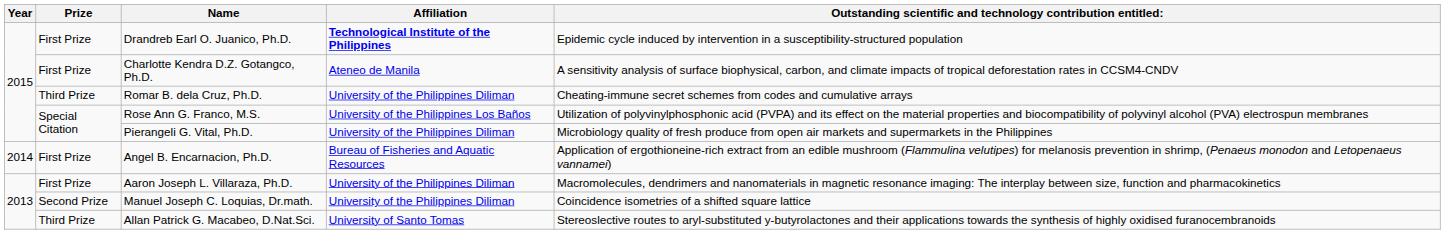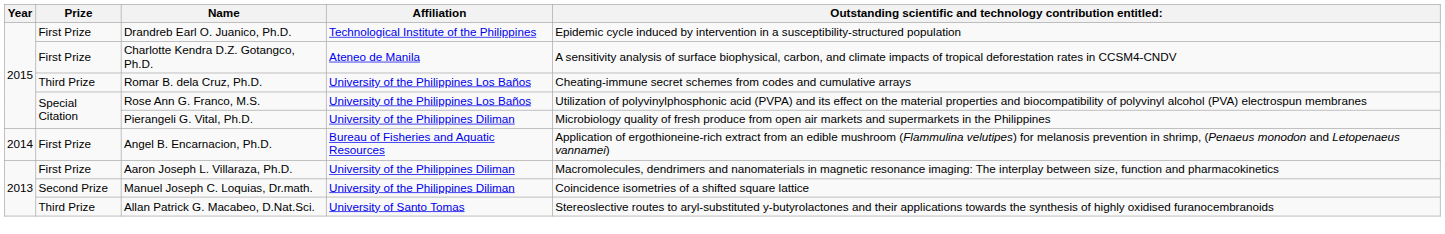(409, 38) bold -> (433, 32) normal
(422, 95) University of the Philippines Diliman -> (430, 82) University of the Philippines Los Baños
